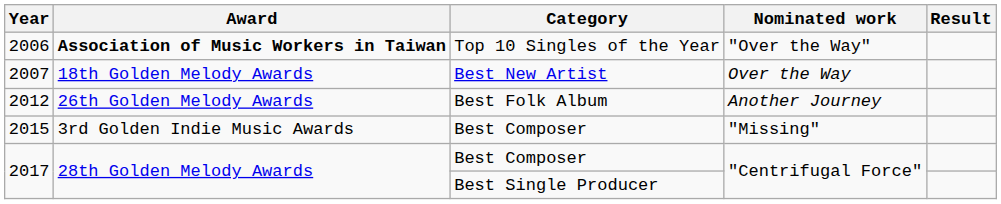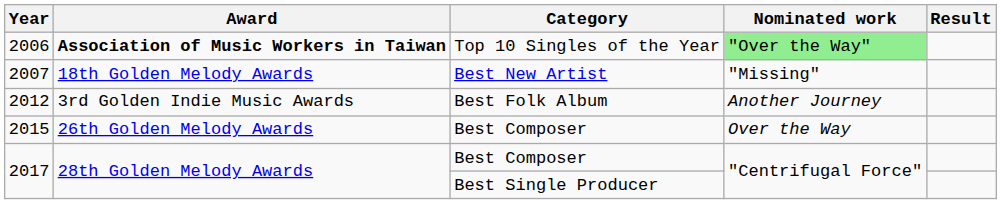(800, 46) no background -> (800, 46) lightgreen background
(789, 74) Over the Way -> (774, 74) "Missing"
(185, 102) 26th Golden Melody Awards -> (206, 102) 3rd Golden Indie Music Awards
(206, 130) 3rd Golden Indie Music Awards -> (185, 130) 26th Golden Melody Awards
(774, 130) "Missing" -> (789, 130) Over the Way
